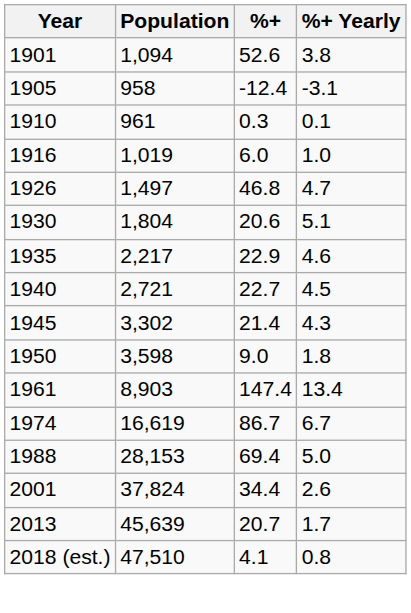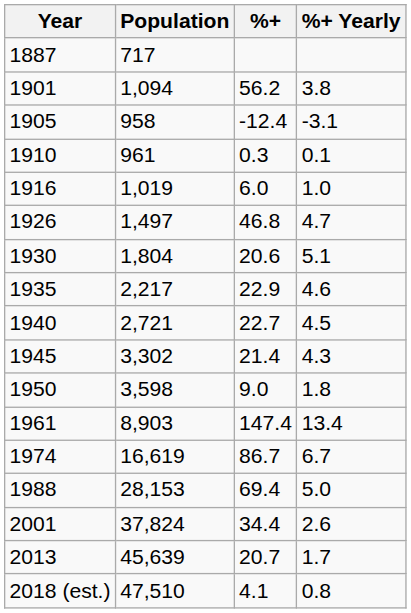+ row: (33, 54)
(260, 54) 52.6 -> (260, 88) 56.2
